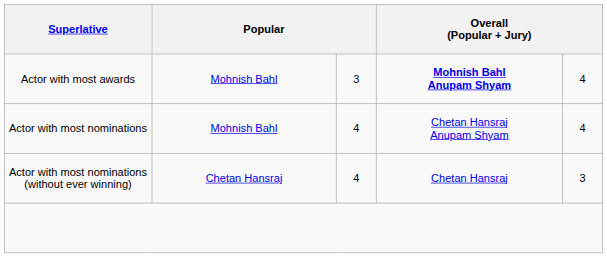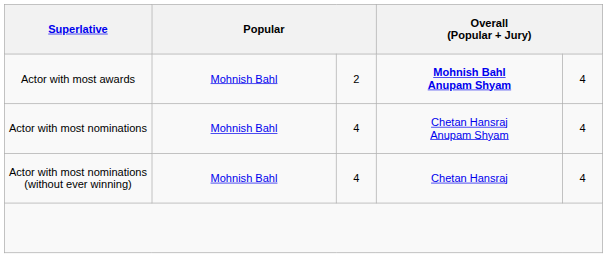(356, 79) 3 -> (356, 79) 2
(244, 178) Chetan Hansraj -> (244, 178) Mohnish Bahl
(583, 178) 3 -> (583, 178) 4
